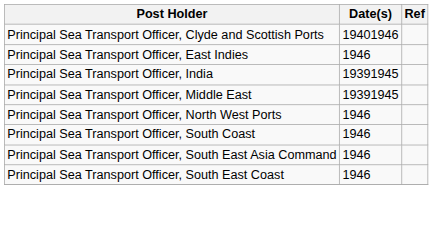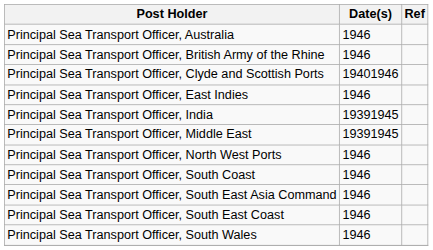+ row: (121, 34)
+ row: (166, 54)
+ row: (132, 235)
